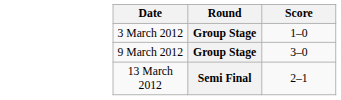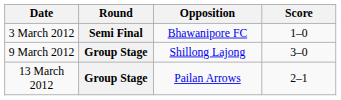+ column: (207, 13)
(225, 33) Group Stage -> (116, 33) Semi Final
(225, 78) Semi Final -> (116, 78) Group Stage
